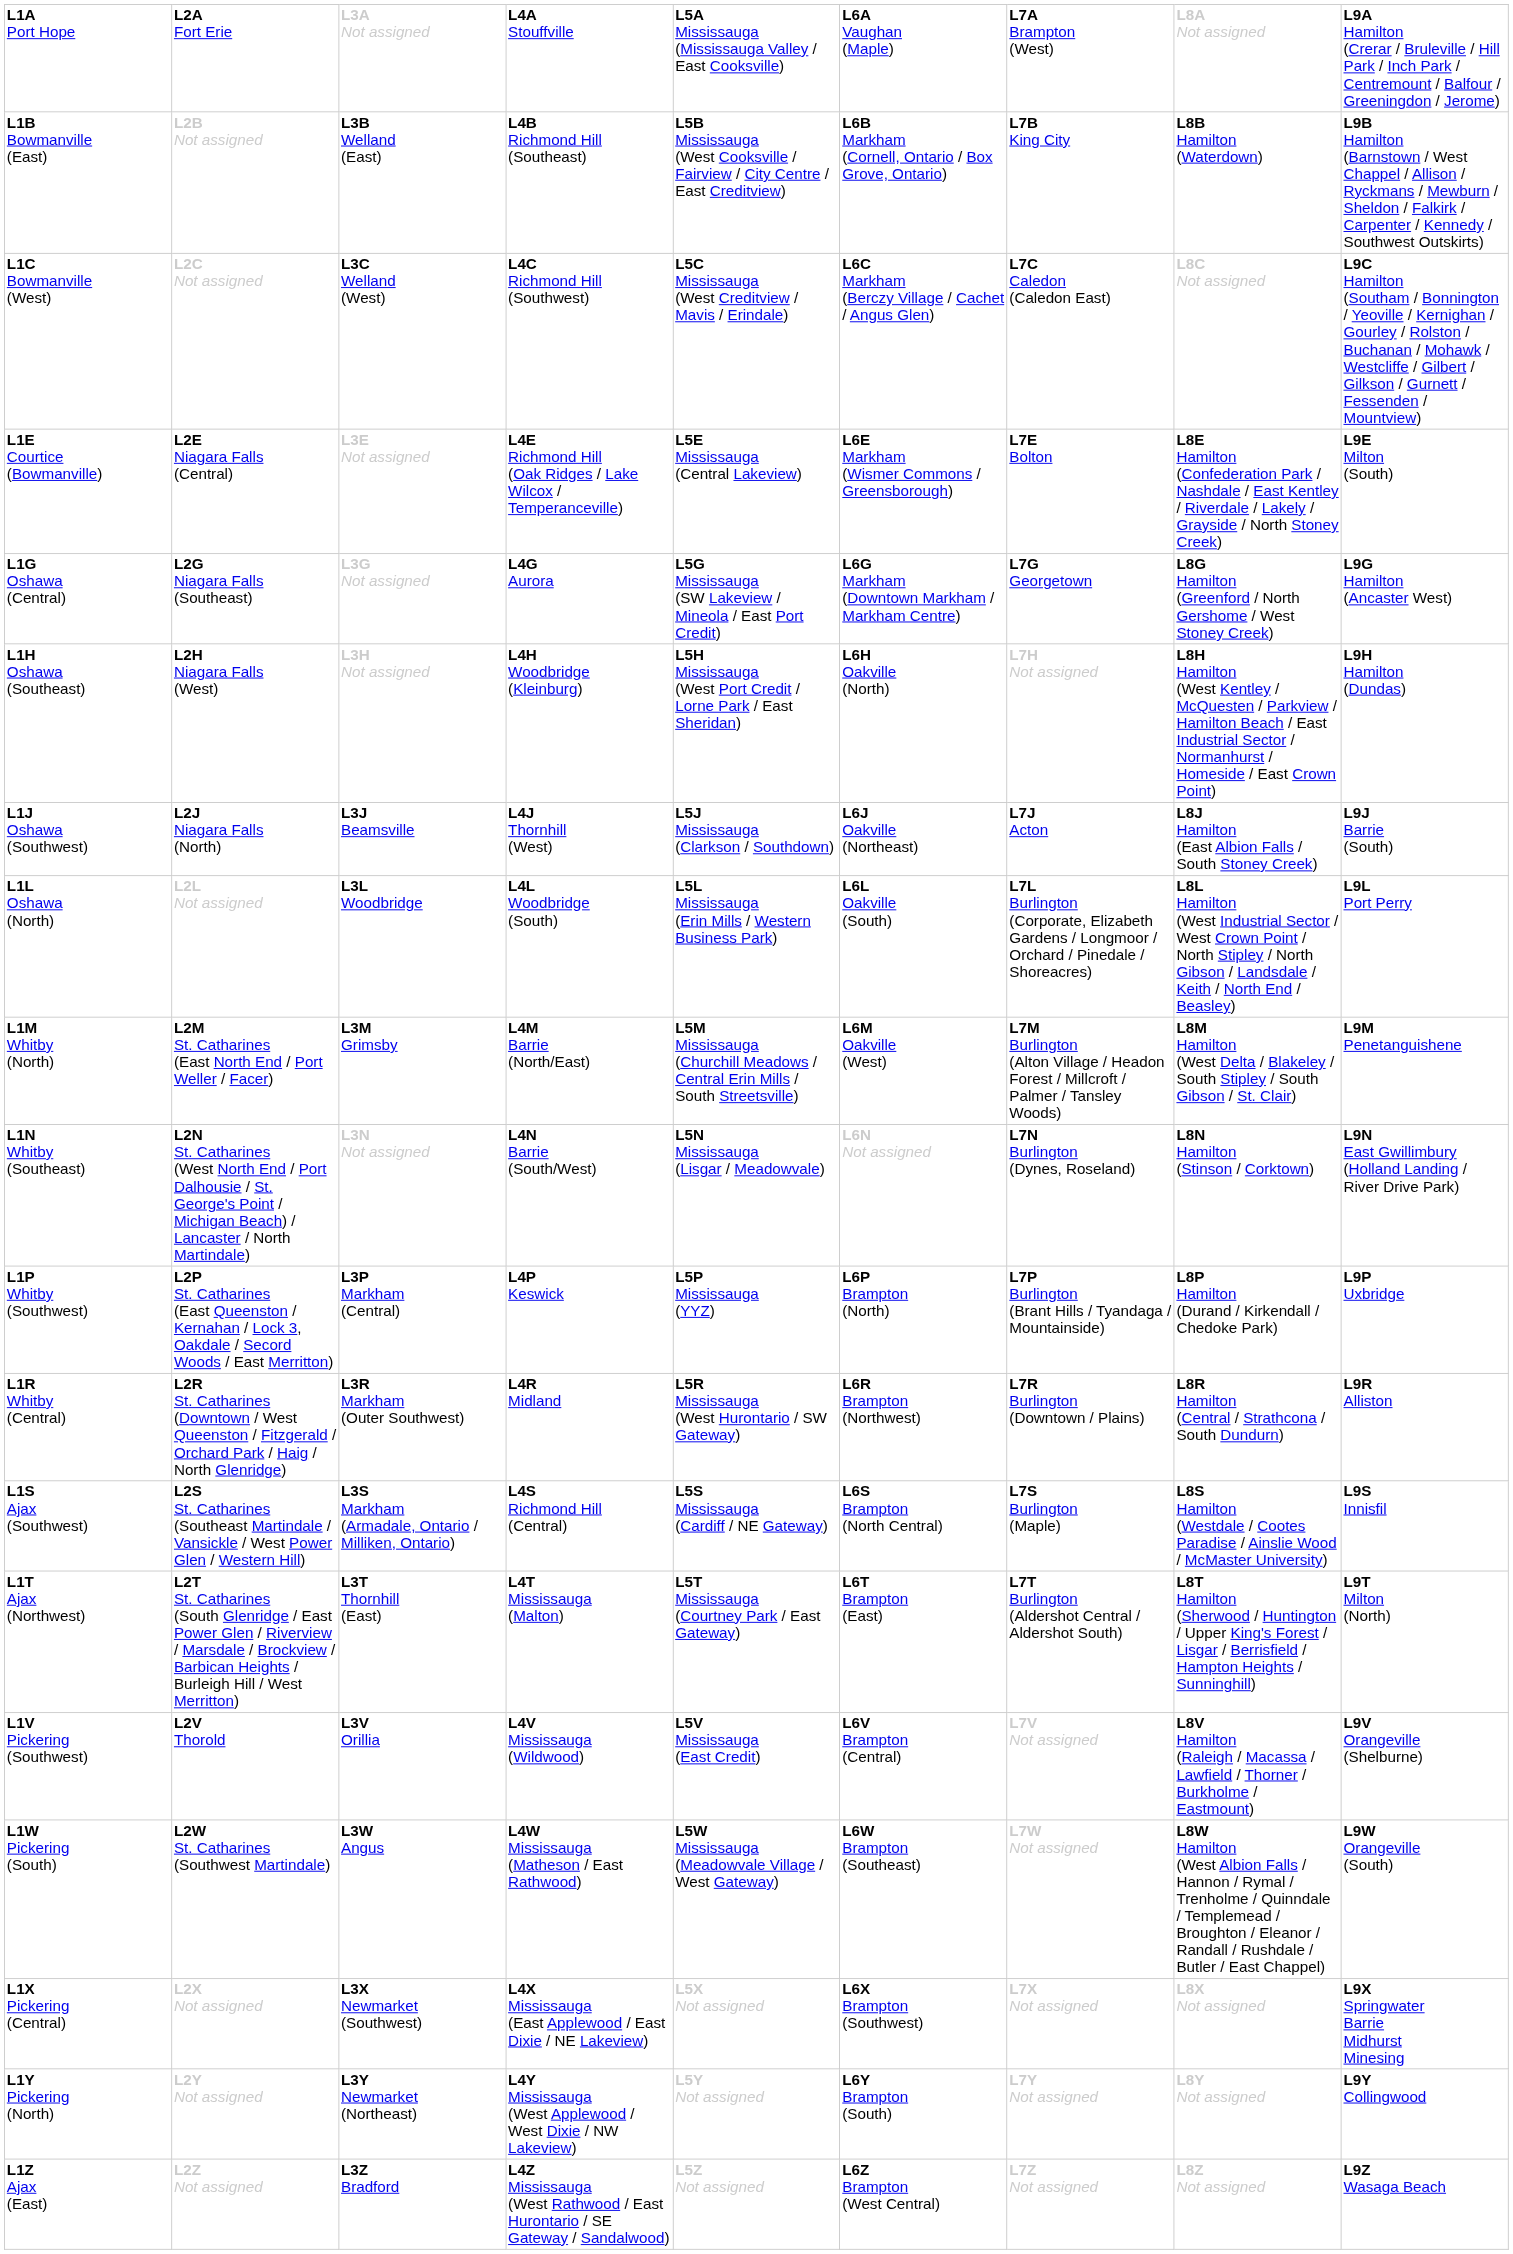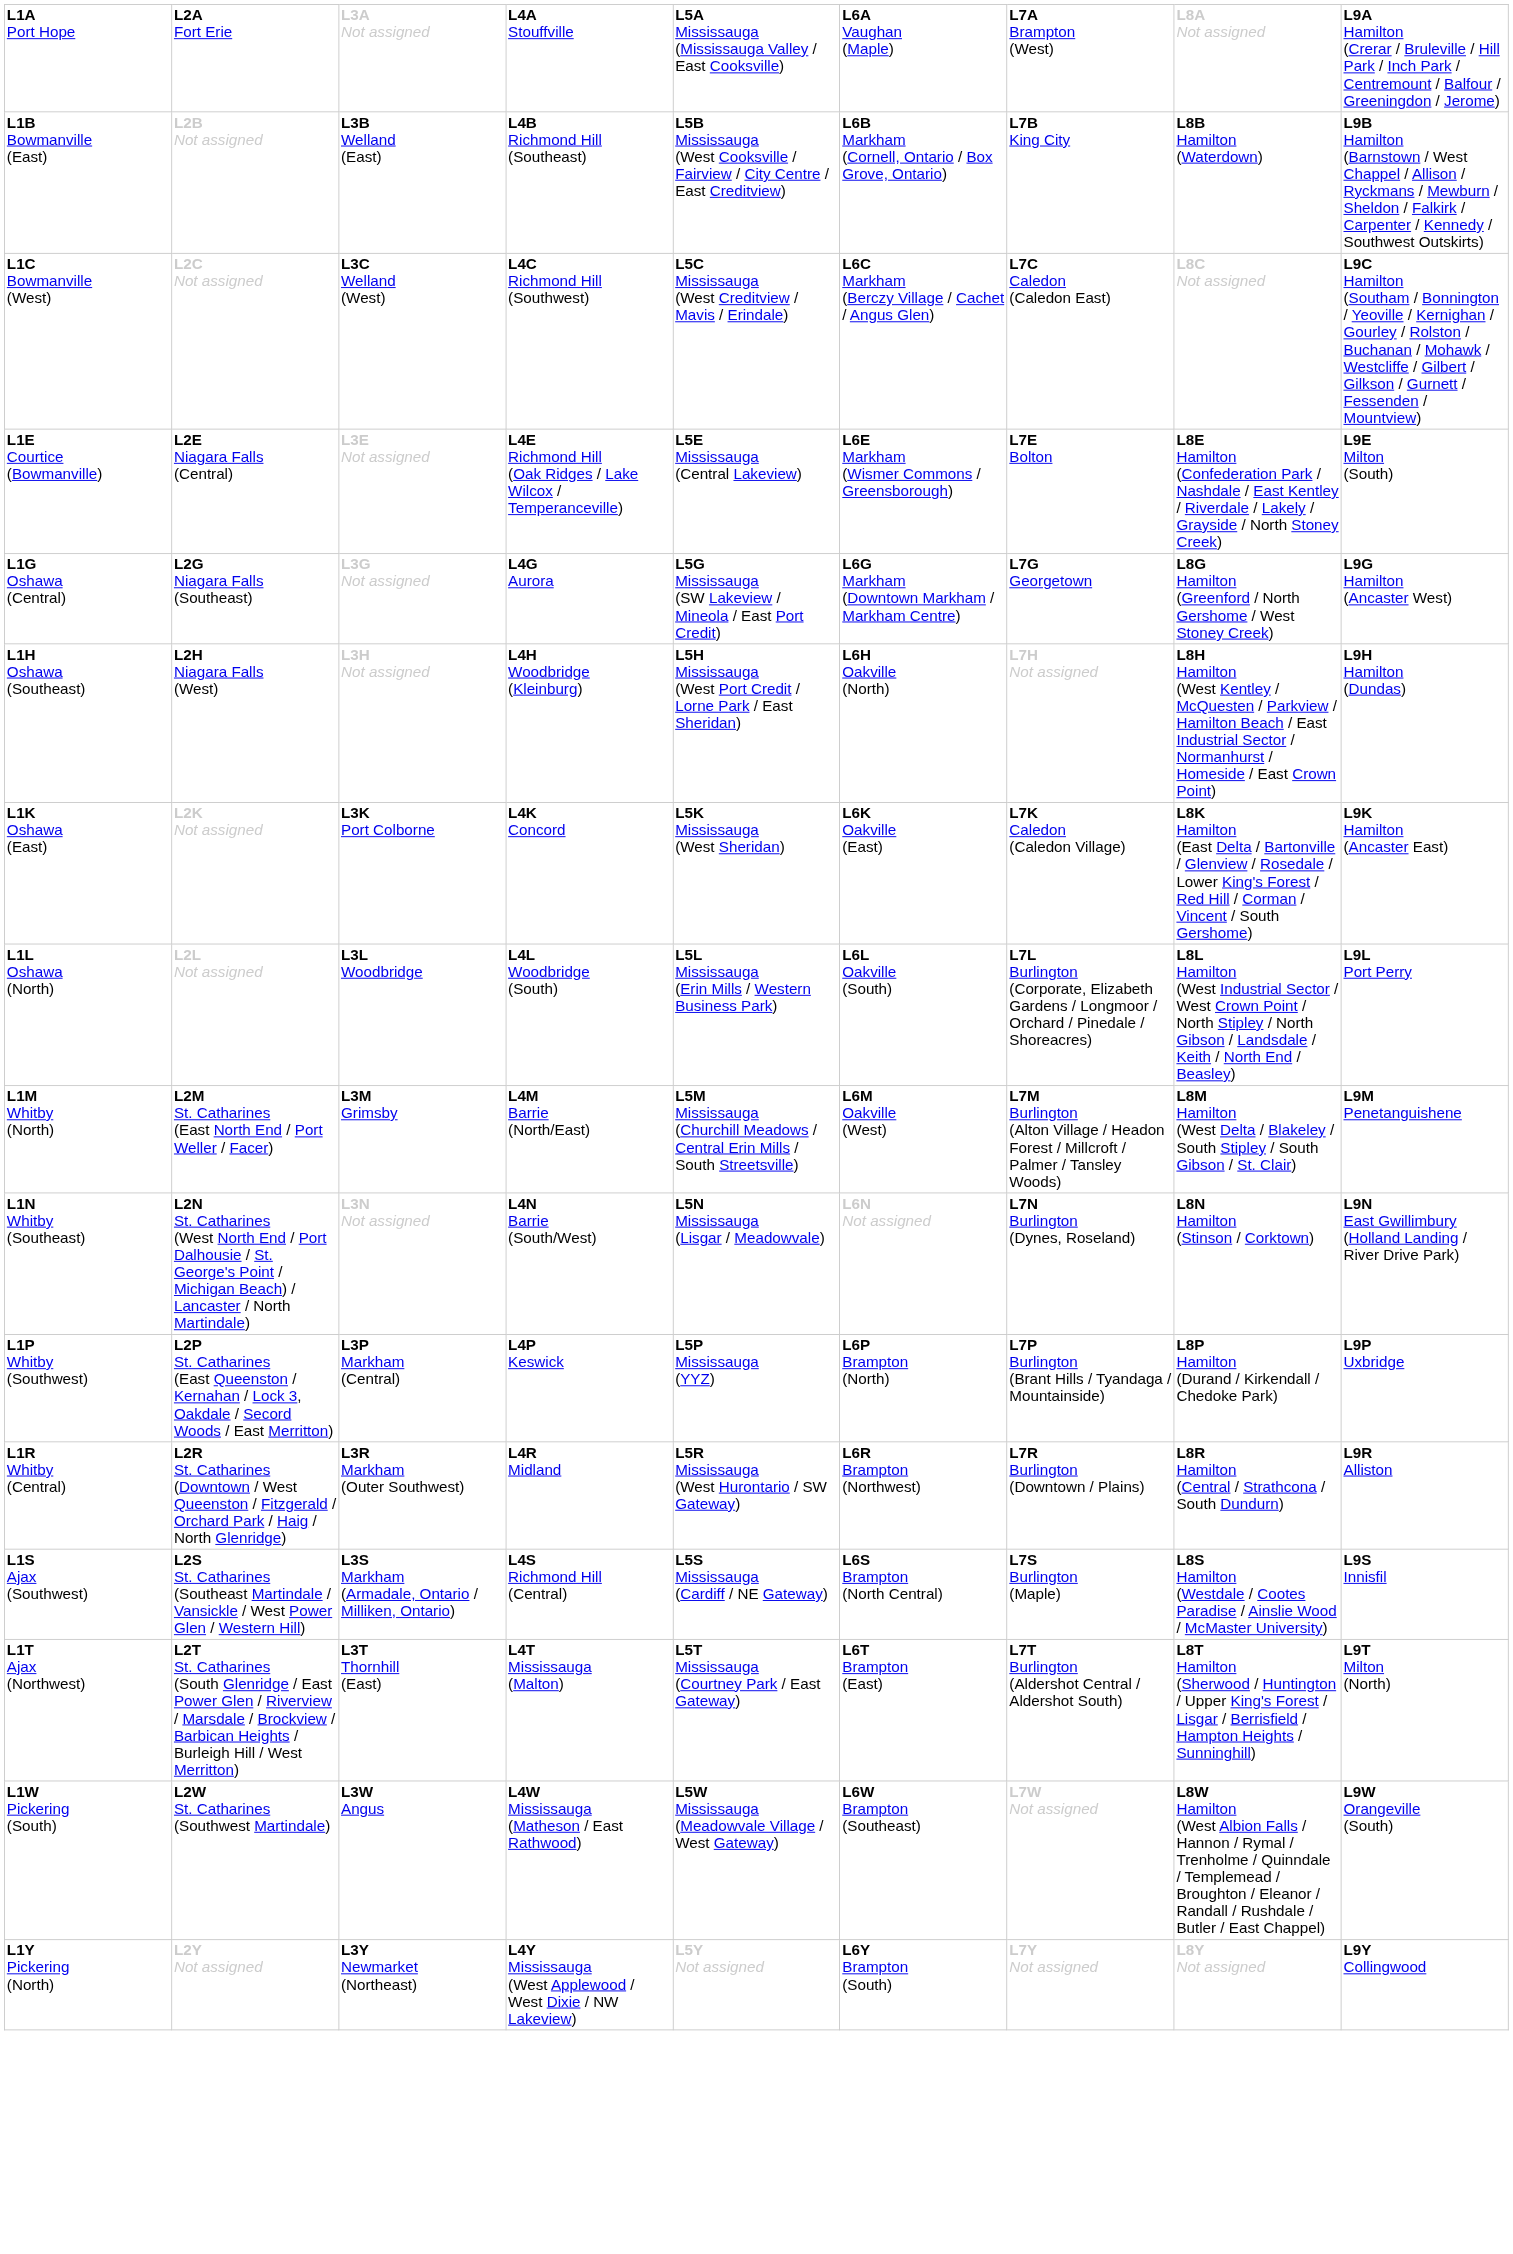- row: (47, 830)
+ row: (35, 830)
- row: (47, 1740)
- row: (38, 2006)
- row: (27, 2187)
